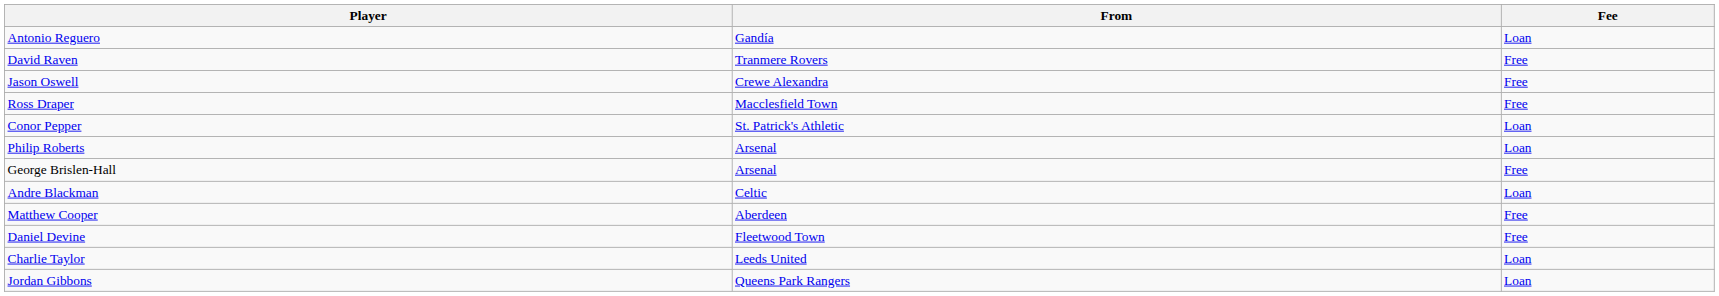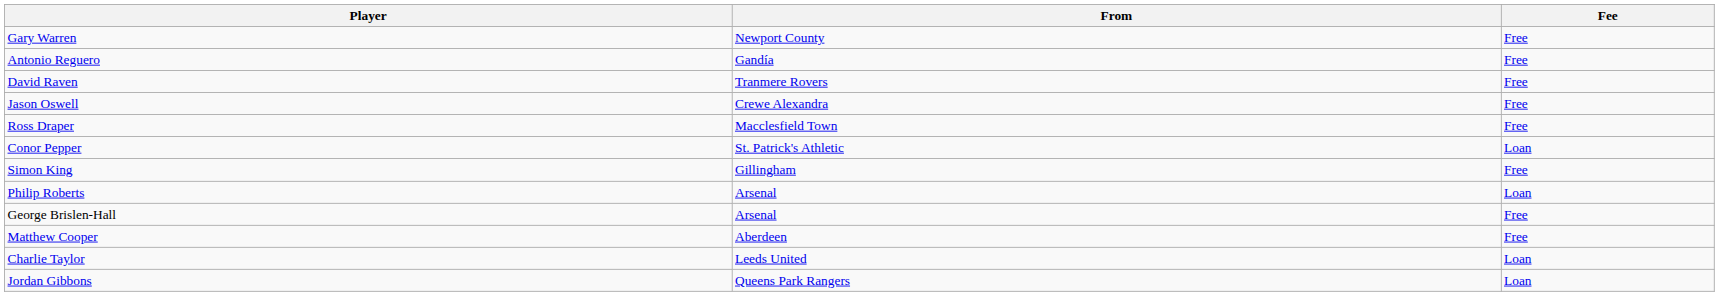+ row: (42, 37)
(1518, 37) Loan -> (1516, 59) Free
+ row: (40, 170)
- row: (53, 192)
- row: (46, 236)
